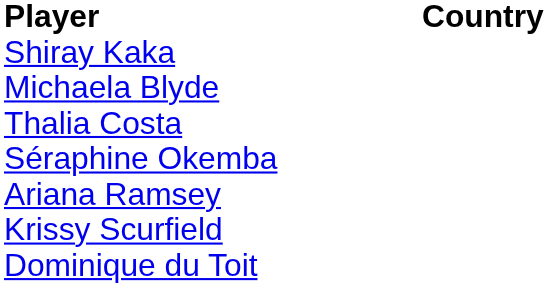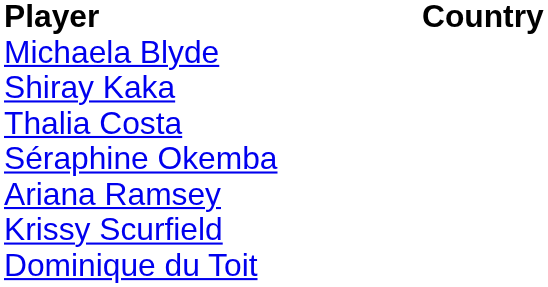rows swapped: (112, 87) <-> (90, 51)
